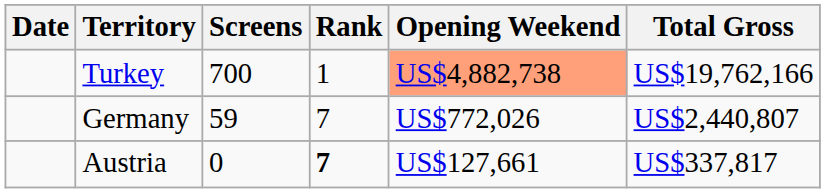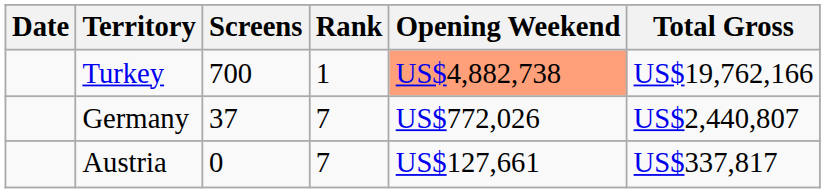(223, 118) 59 -> (223, 118) 37
(323, 163) bold -> (323, 163) normal
